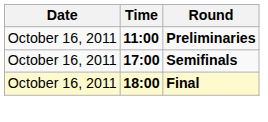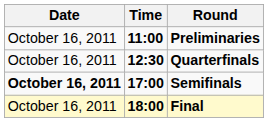+ row: (215, 60)
(62, 60) normal -> (64, 83) bold
